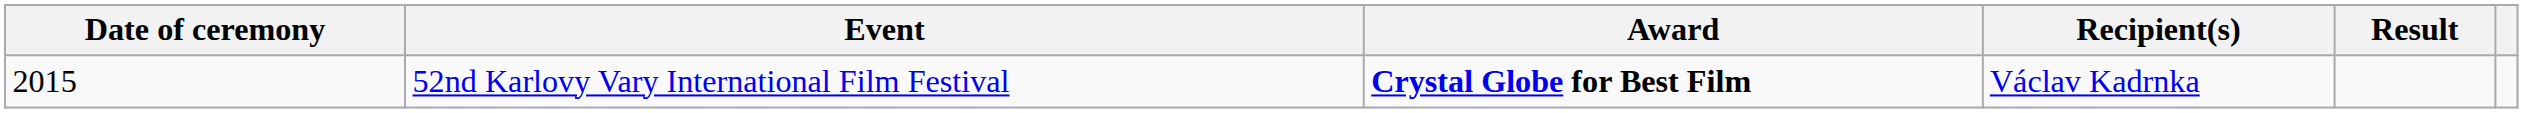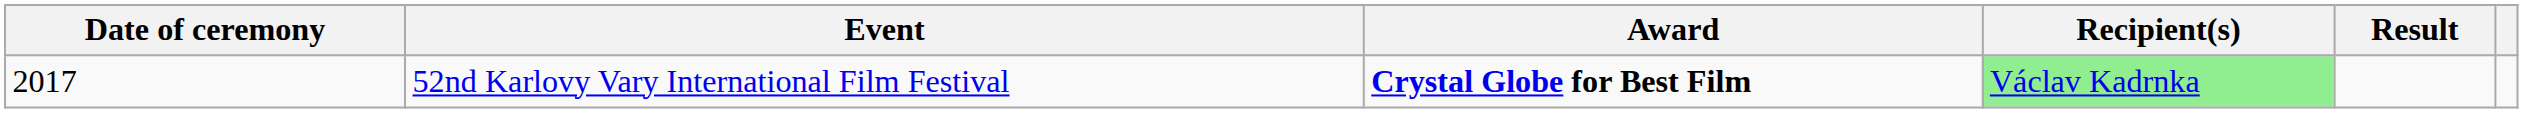(45, 81) 2015 -> (45, 81) 2017
(2095, 81) no background -> (2095, 81) lightgreen background
